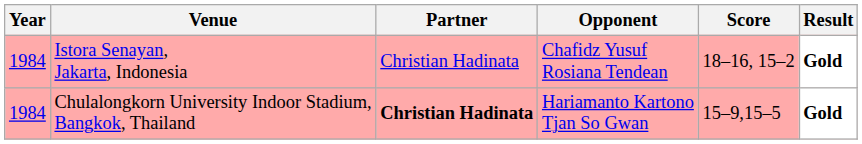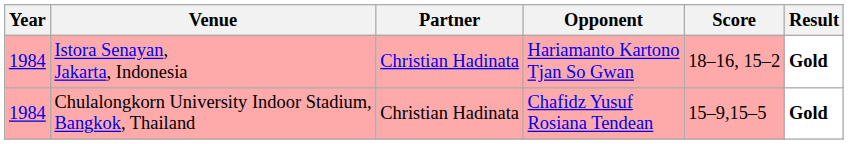(605, 61) Chafidz Yusuf Rosiana Tendean -> (604, 61) Hariamanto Kartono Tjan So Gwan
(457, 113) bold -> (450, 113) normal
(618, 113) Hariamanto Kartono Tjan So Gwan -> (590, 113) Chafidz Yusuf Rosiana Tendean
